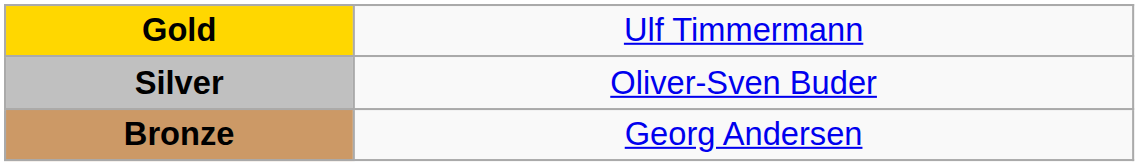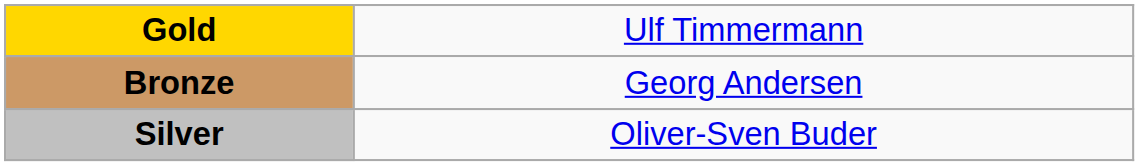rows swapped: (179, 82) <-> (179, 133)
